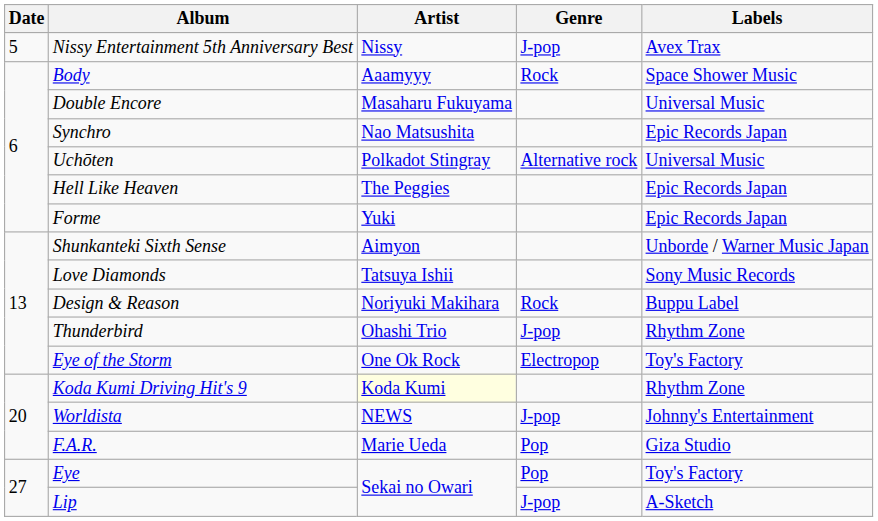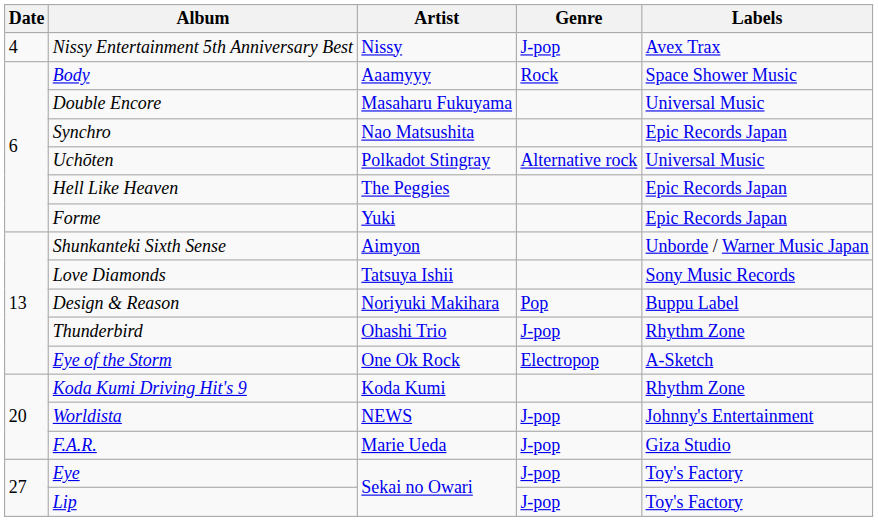(13, 47) 5 -> (13, 47) 4
(539, 302) Rock -> (534, 302) Pop
(694, 359) Toy's Factory -> (679, 359) A-Sketch
(403, 388) lightyellow background -> (403, 388) no background
(534, 445) Pop -> (540, 445) J-pop
(534, 473) Pop -> (540, 473) J-pop
(679, 501) A-Sketch -> (694, 501) Toy's Factory
